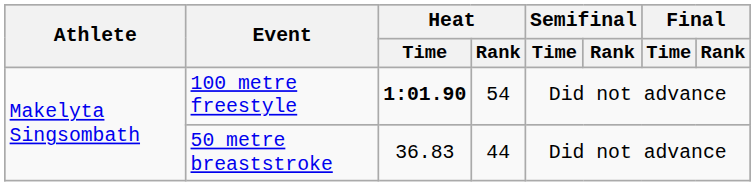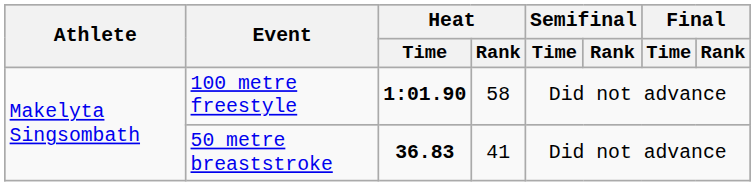(498, 96) 54 -> (498, 96) 58
(425, 153) normal -> (425, 153) bold
(498, 153) 44 -> (498, 153) 41
